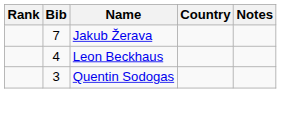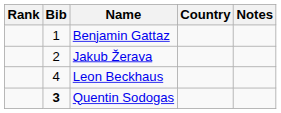+ row: (121, 35)
(56, 35) 7 -> (56, 56) 2
(56, 77) normal -> (56, 98) bold
